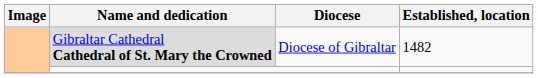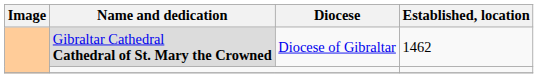(417, 46) 1482 -> (417, 46) 1462
